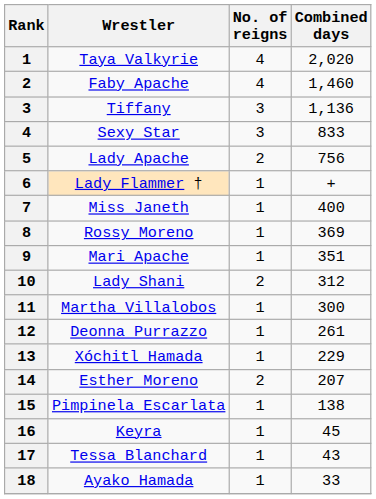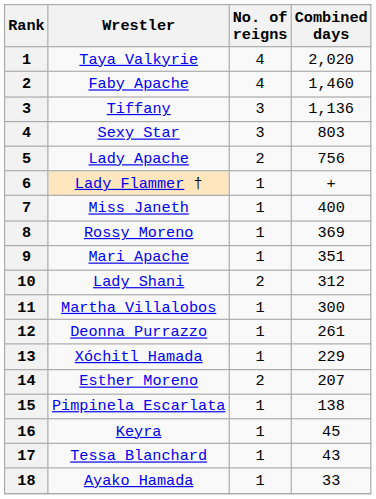(331, 134) 833 -> (331, 134) 803
